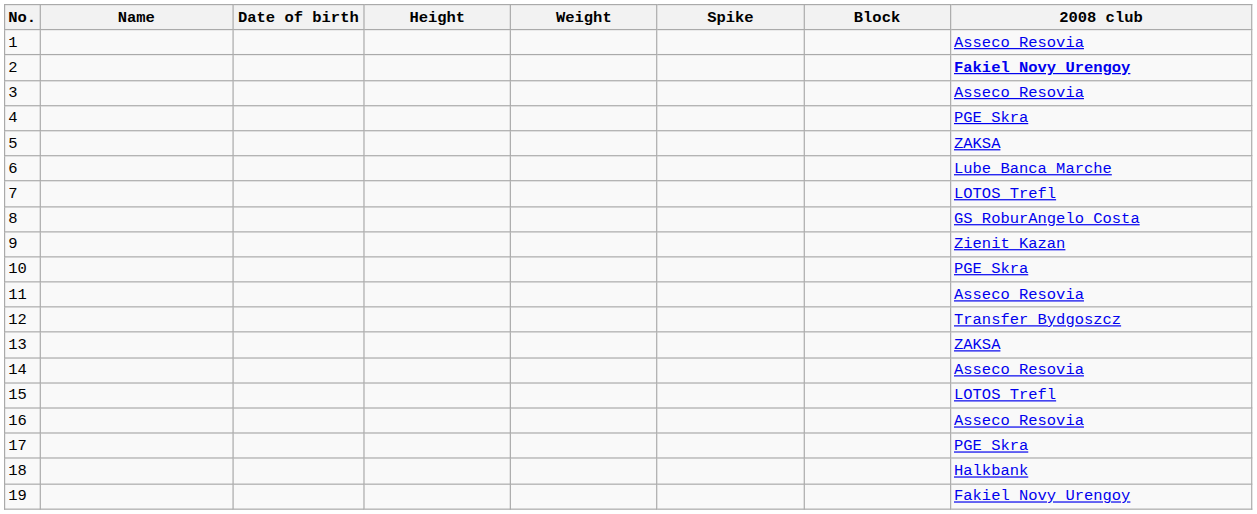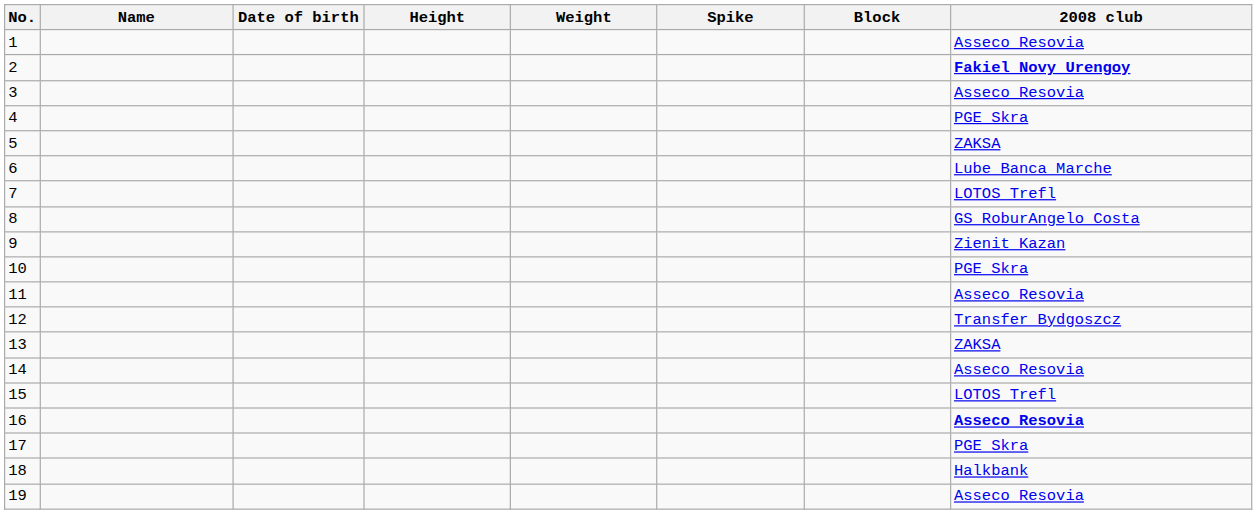(1019, 421) normal -> (1019, 421) bold
(1042, 496) Fakiel Novy Urengoy -> (1019, 496) Asseco Resovia
